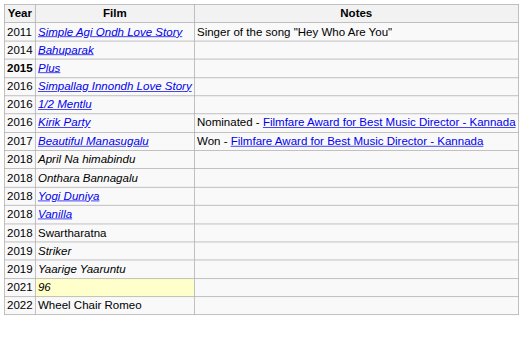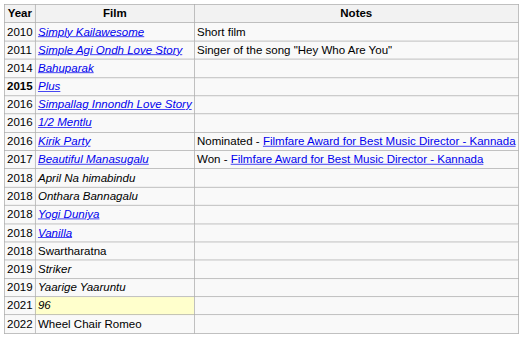+ row: (91, 31)
